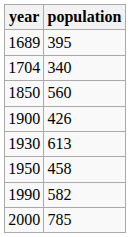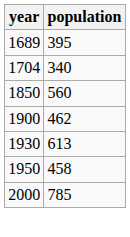(60, 118) 426 -> (60, 118) 462
- row: (24, 194)
